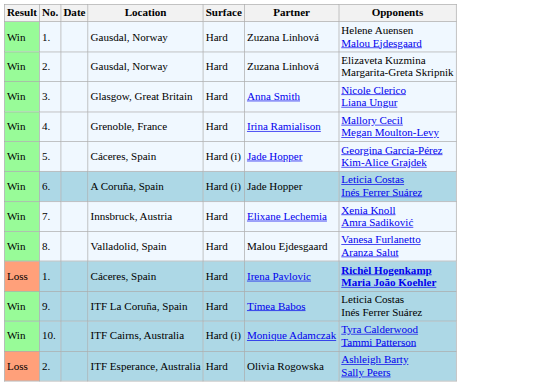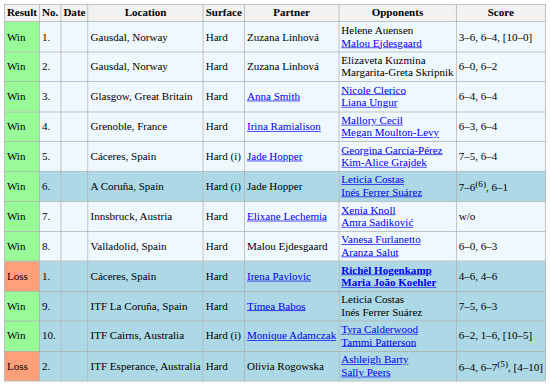+ column: (501, 13)
